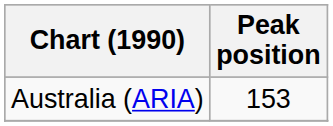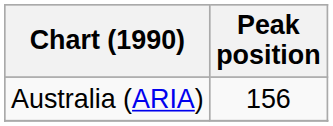(268, 98) 153 -> (268, 98) 156
